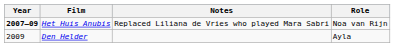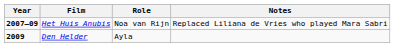columns swapped: (360, 10) <-> (222, 10)
(15, 36) normal -> (15, 36) bold
